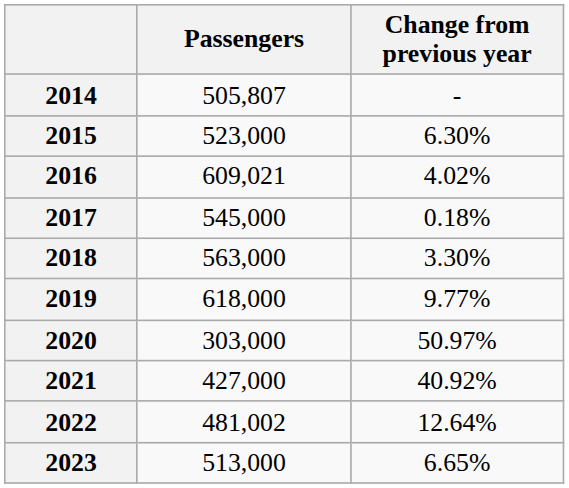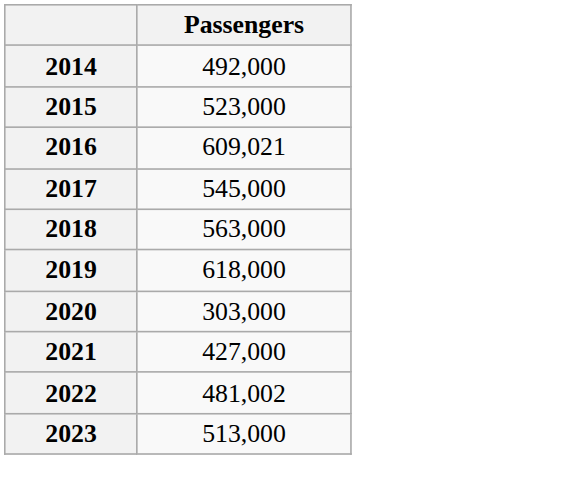- column: (457, 39)
(244, 94) 505,807 -> (244, 65) 492,000
